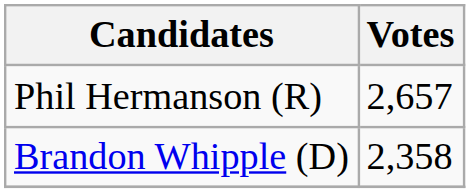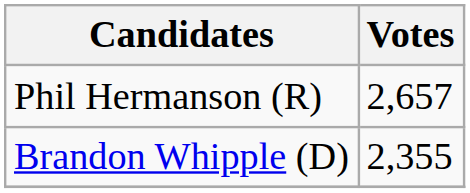(410, 156) 2,358 -> (410, 156) 2,355
